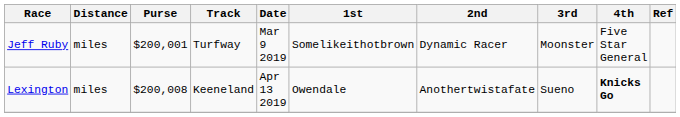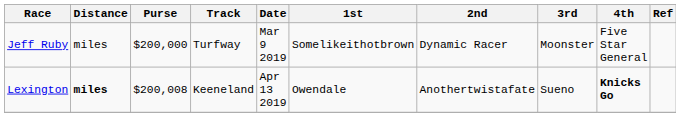(160, 45) $200,001 -> (160, 45) $200,000
(91, 90) normal -> (91, 90) bold
